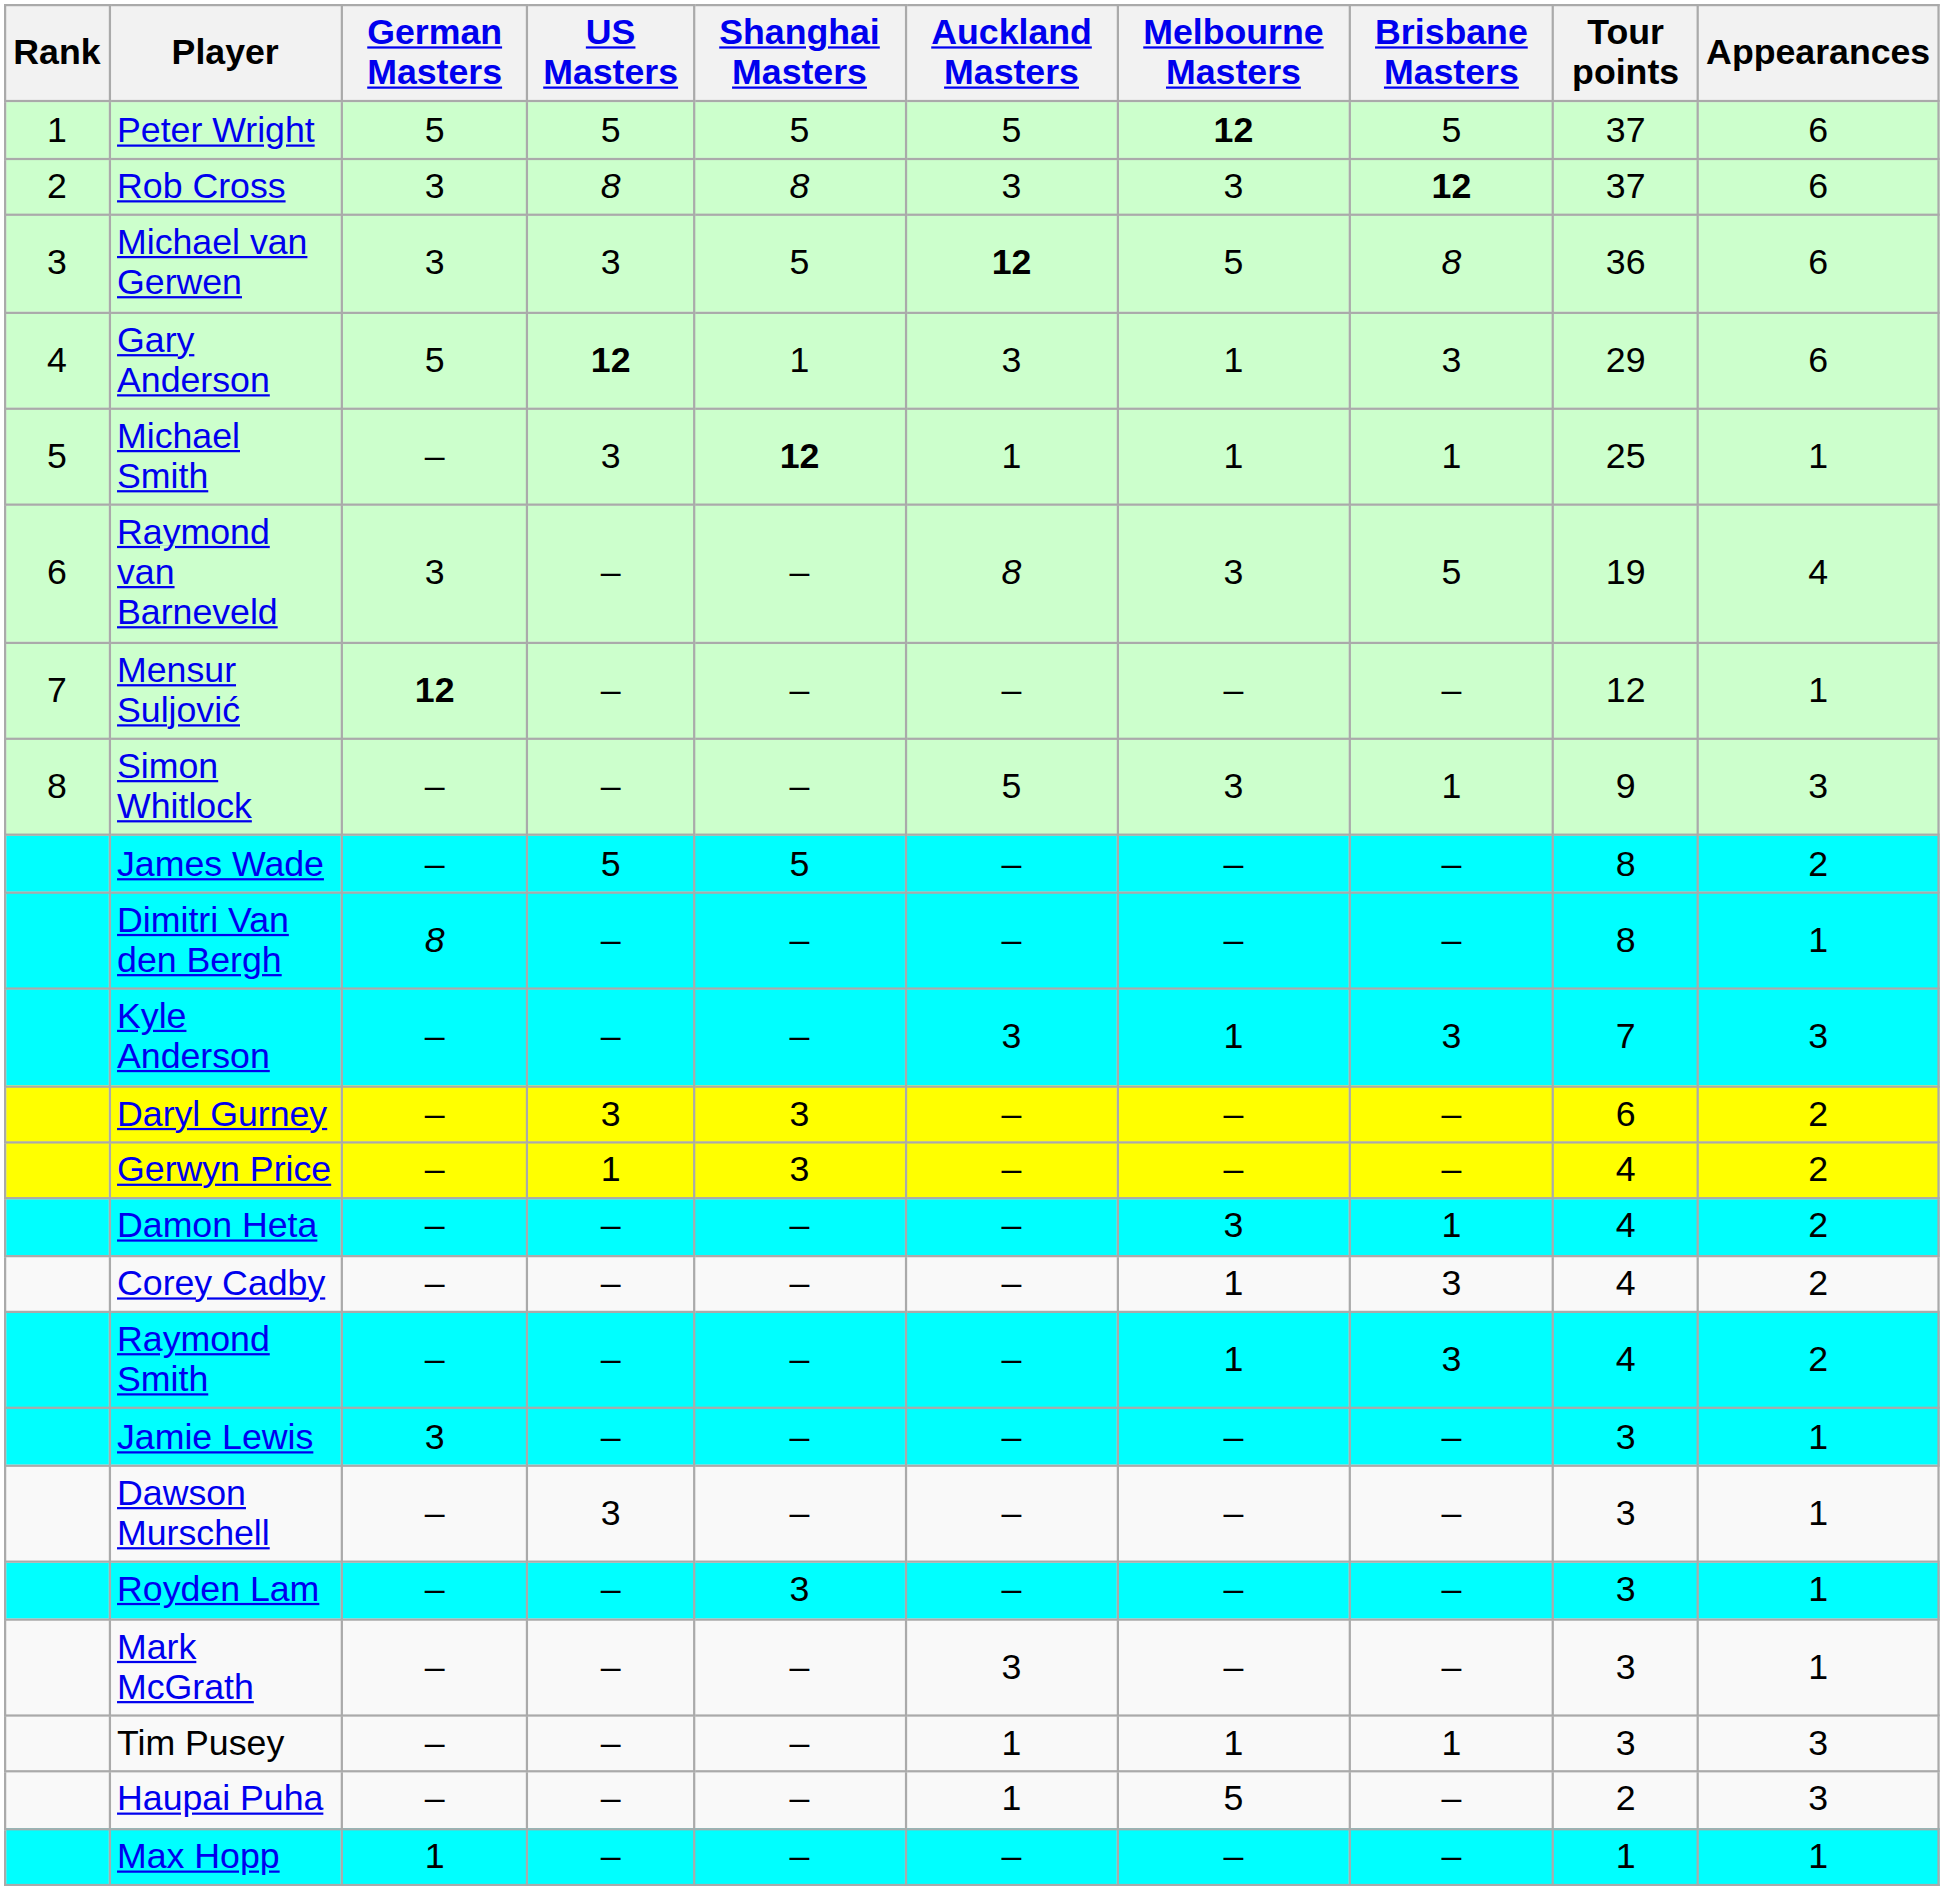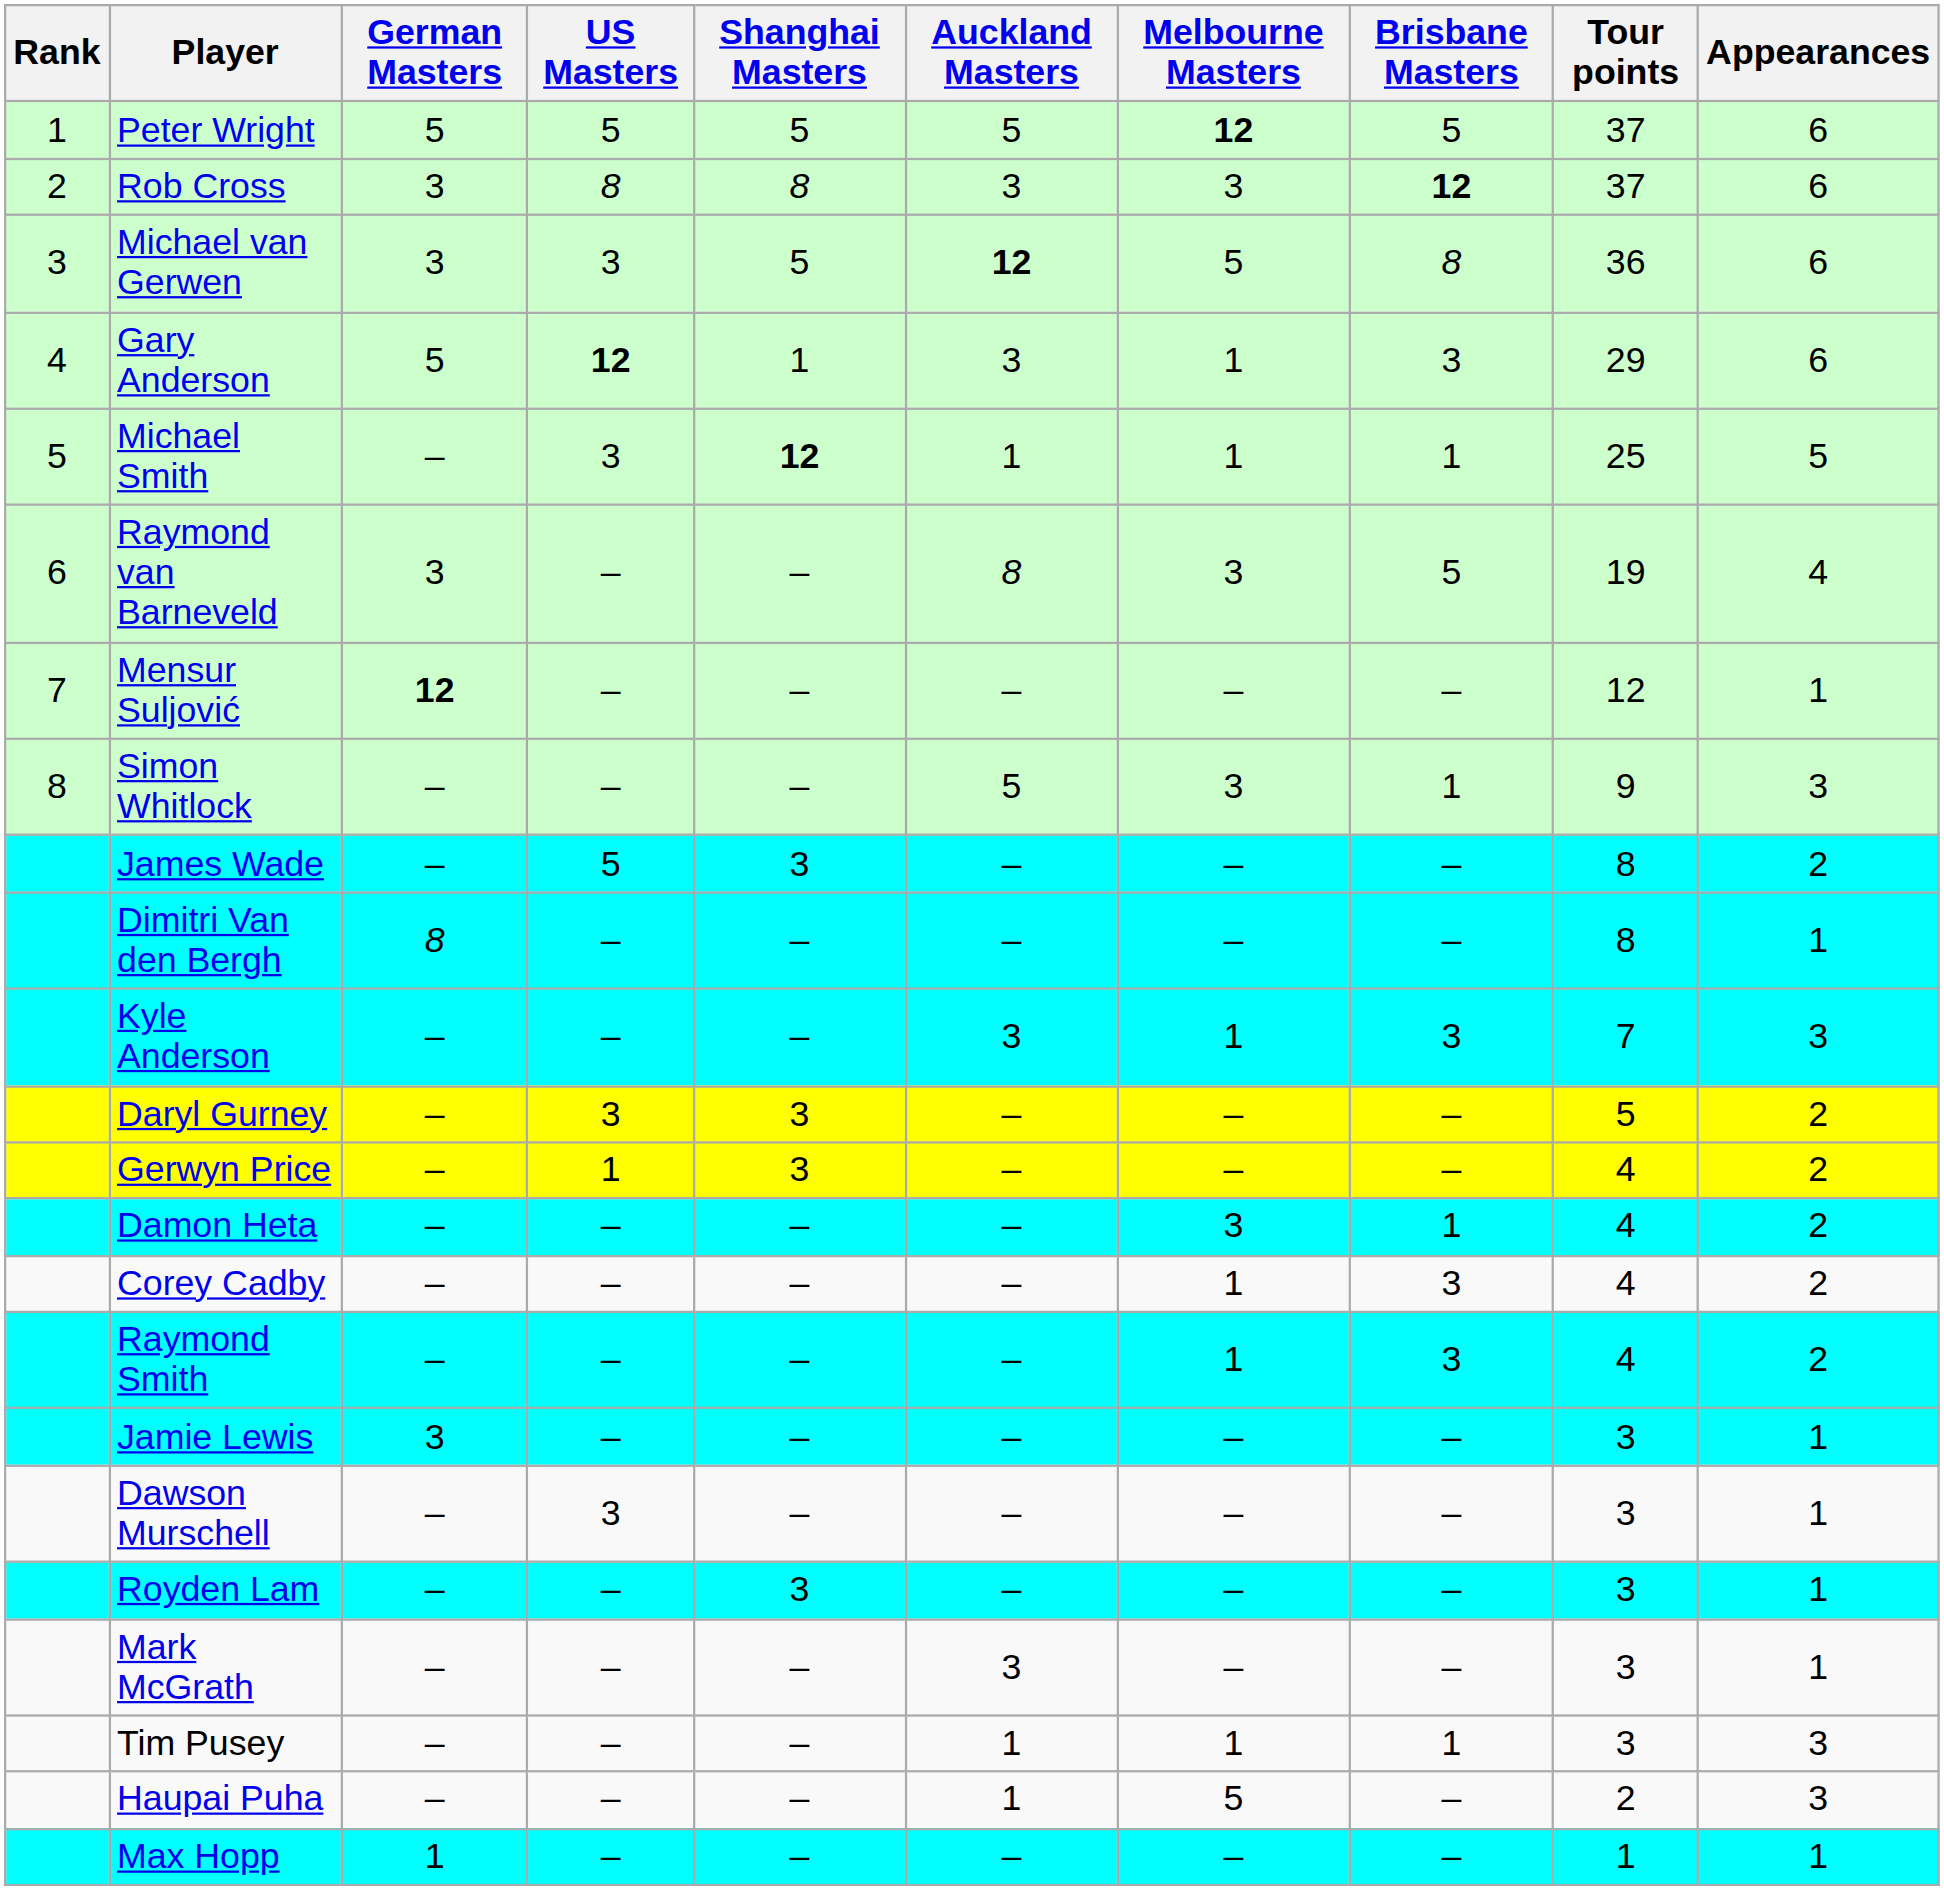(1818, 456) 1 -> (1818, 456) 5
(799, 863) 5 -> (799, 863) 3
(1626, 1113) 6 -> (1626, 1113) 5
